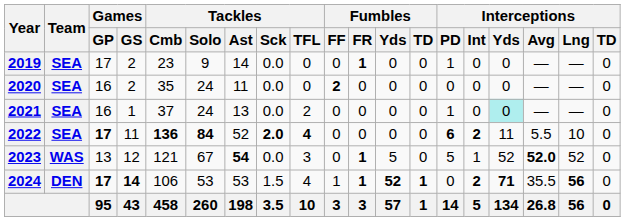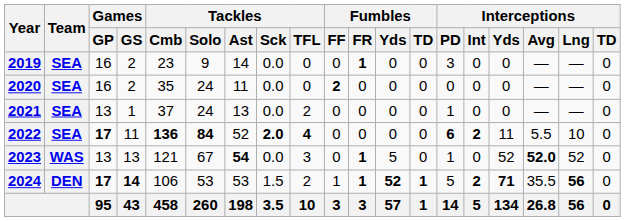(103, 63) 17 -> (103, 63) 16
(450, 63) 1 -> (450, 63) 3
(103, 110) 16 -> (103, 110) 13
(506, 110) paleturquoise background -> (506, 110) no background
(132, 157) 12 -> (132, 157) 13
(450, 157) 5 -> (450, 157) 1
(477, 157) 1 -> (477, 157) 0
(307, 181) 4 -> (307, 181) 2
(450, 181) 0 -> (450, 181) 5
